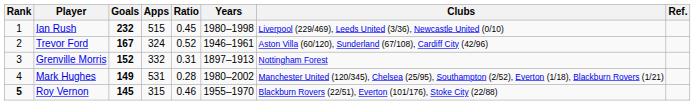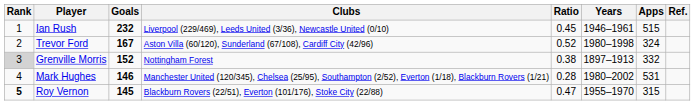columns swapped: (156, 12) <-> (461, 12)
(229, 28) 1980–1998 -> (609, 28) 1946–1961
(229, 44) 1946–1961 -> (609, 44) 1980–1998
(19, 60) no background -> (19, 60) lightgrey background
(186, 60) 0.31 -> (566, 60) 0.38
(125, 76) 149 -> (125, 76) 146
(186, 92) 0.46 -> (566, 92) 0.47
